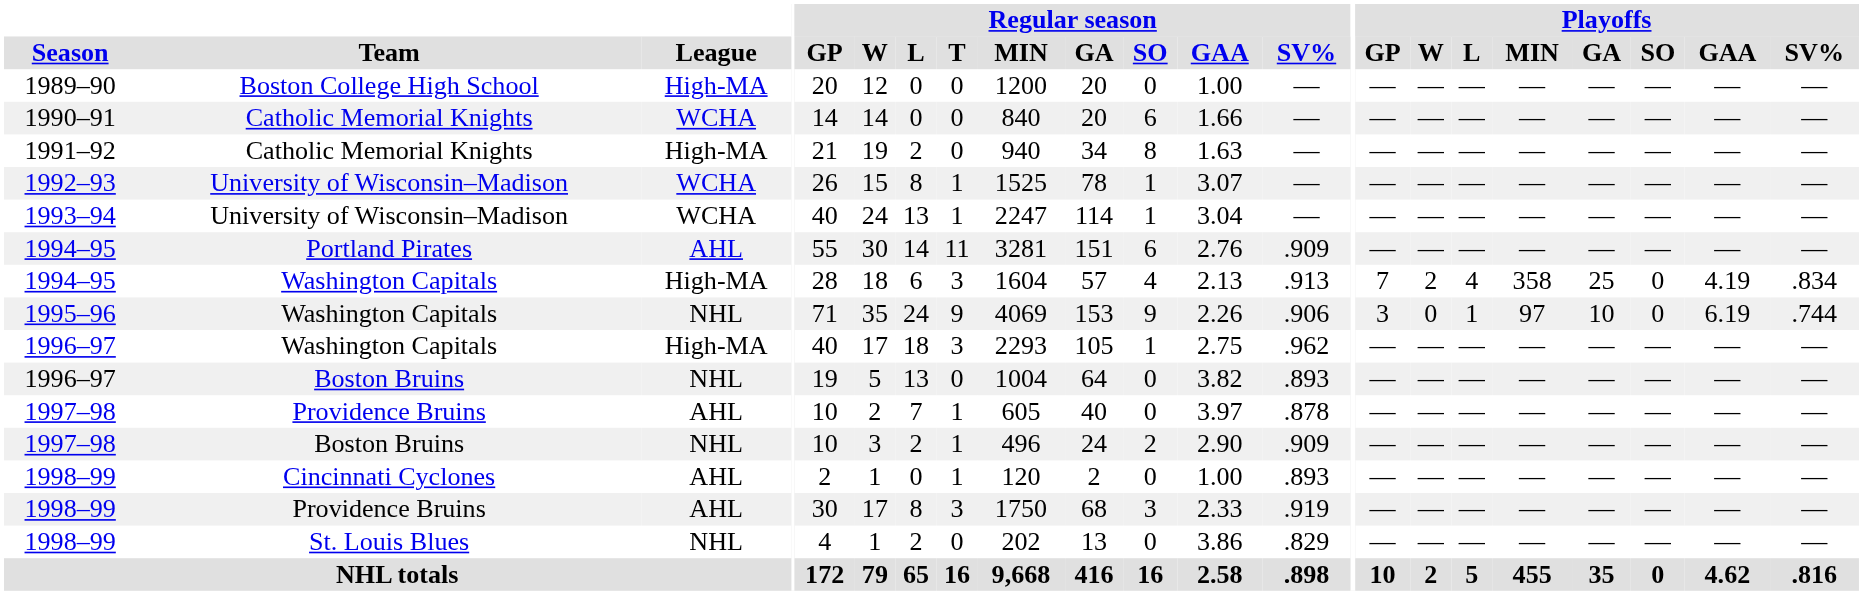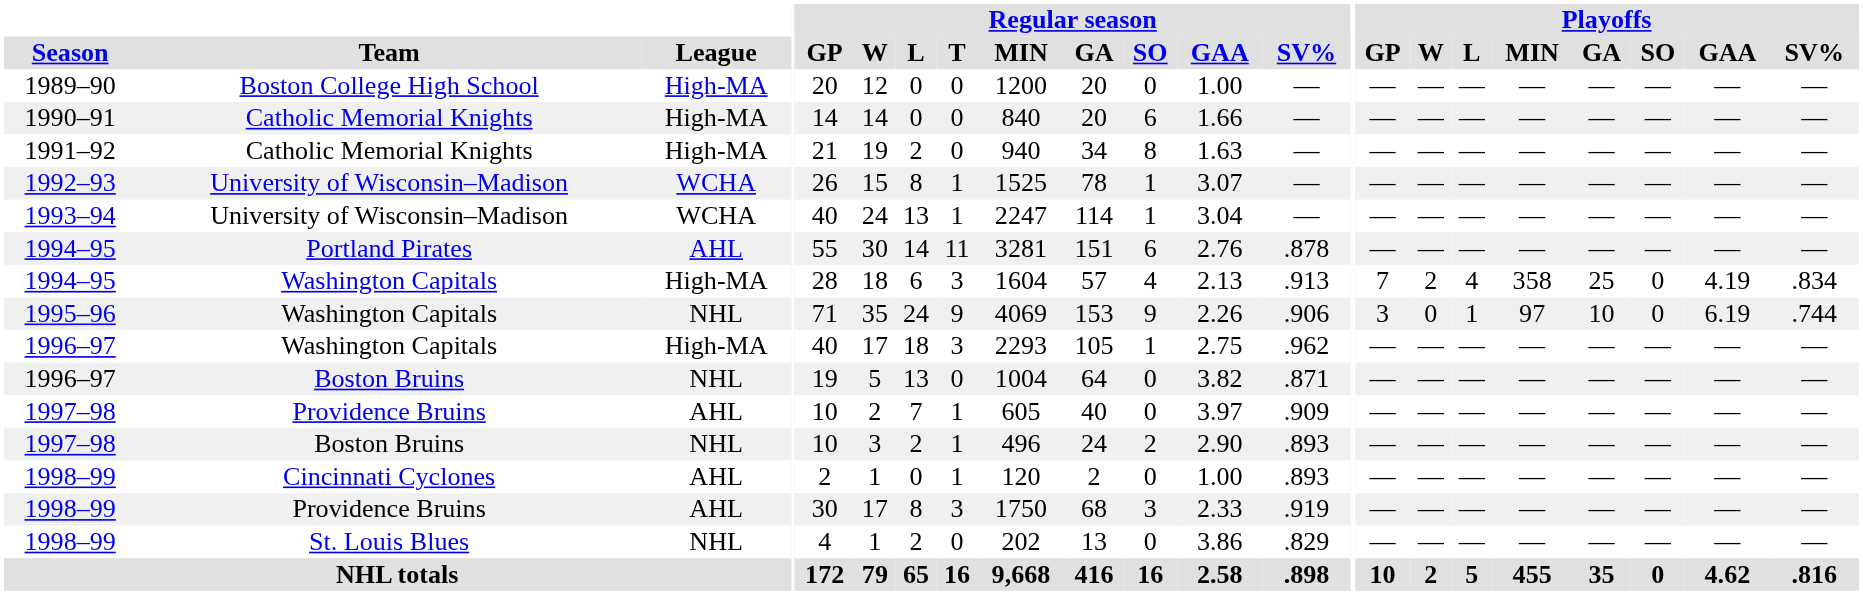(716, 117) WCHA -> (716, 117) High-MA
(1306, 248) .909 -> (1306, 248) .878
(1306, 378) .893 -> (1306, 378) .871
(1306, 411) .878 -> (1306, 411) .909
(1306, 443) .909 -> (1306, 443) .893
